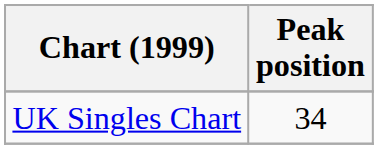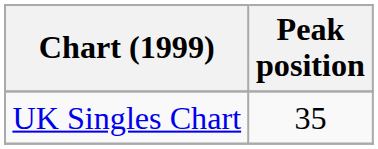(310, 117) 34 -> (310, 117) 35
